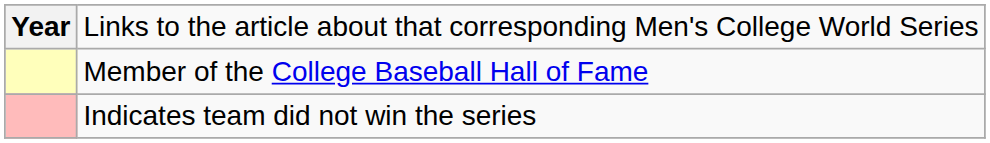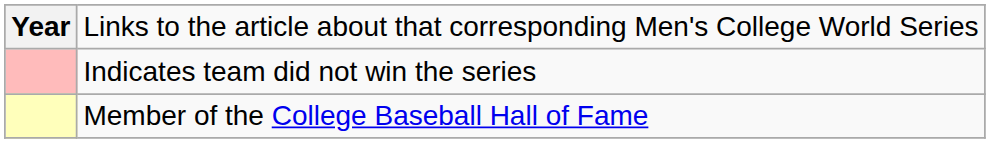rows swapped: (366, 71) <-> (310, 115)
